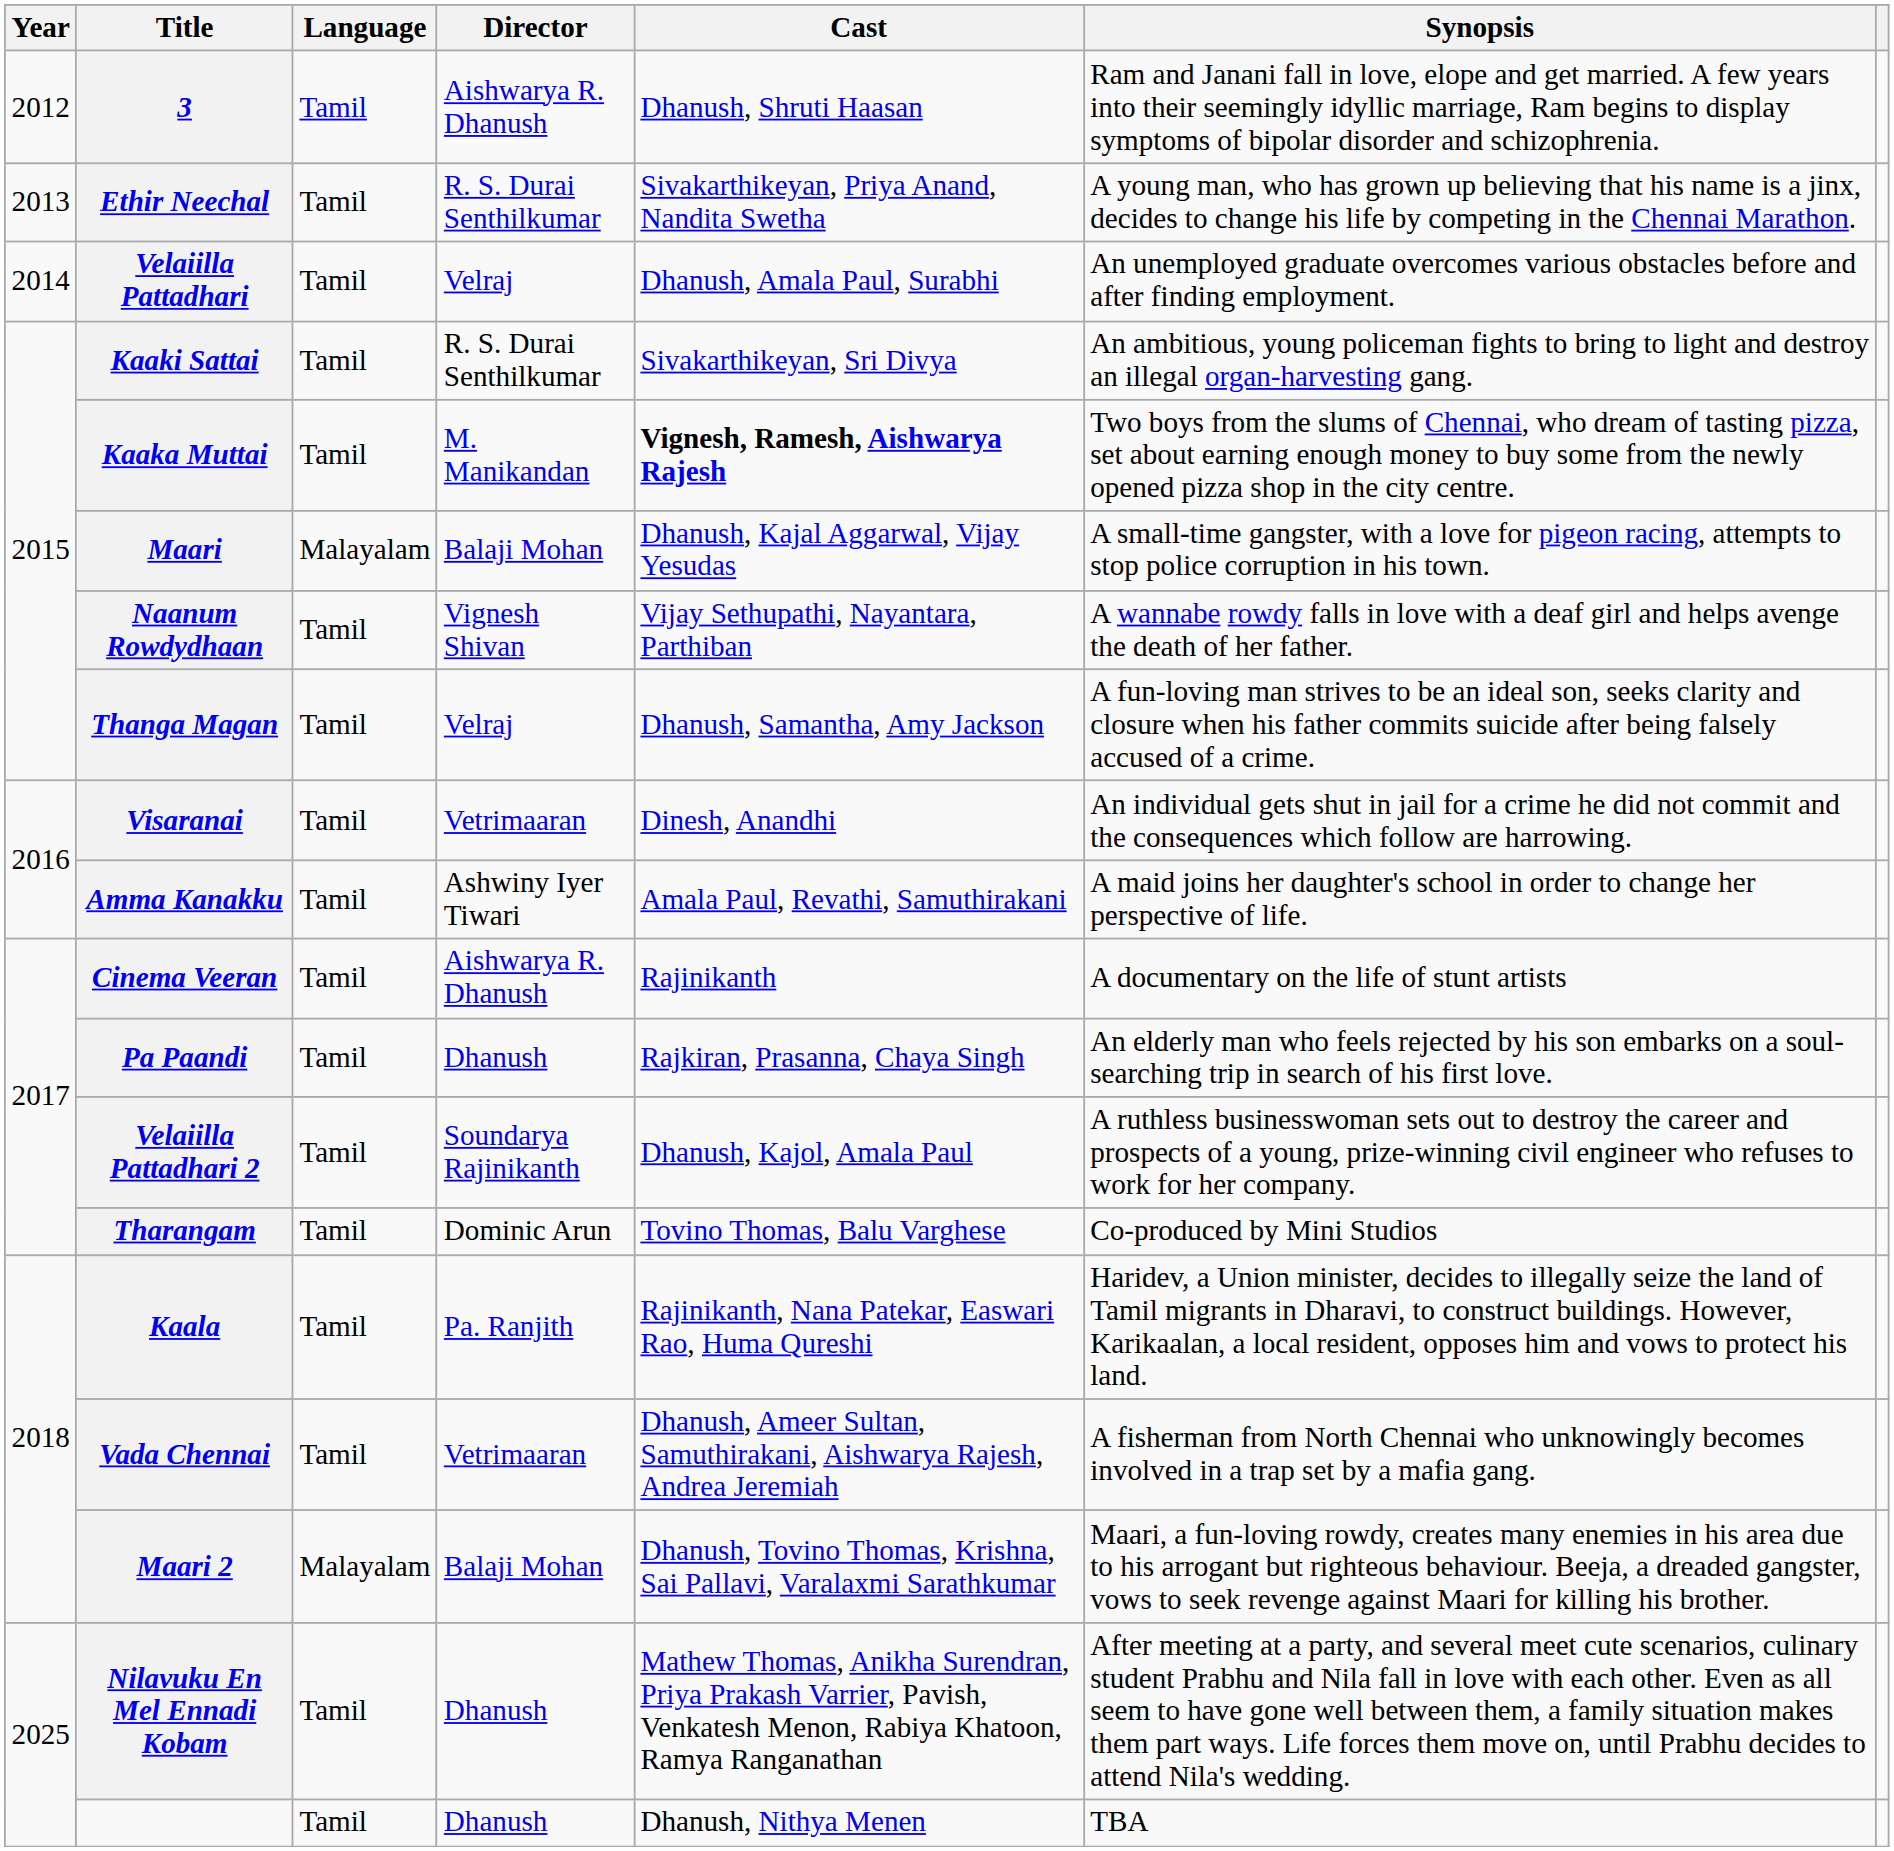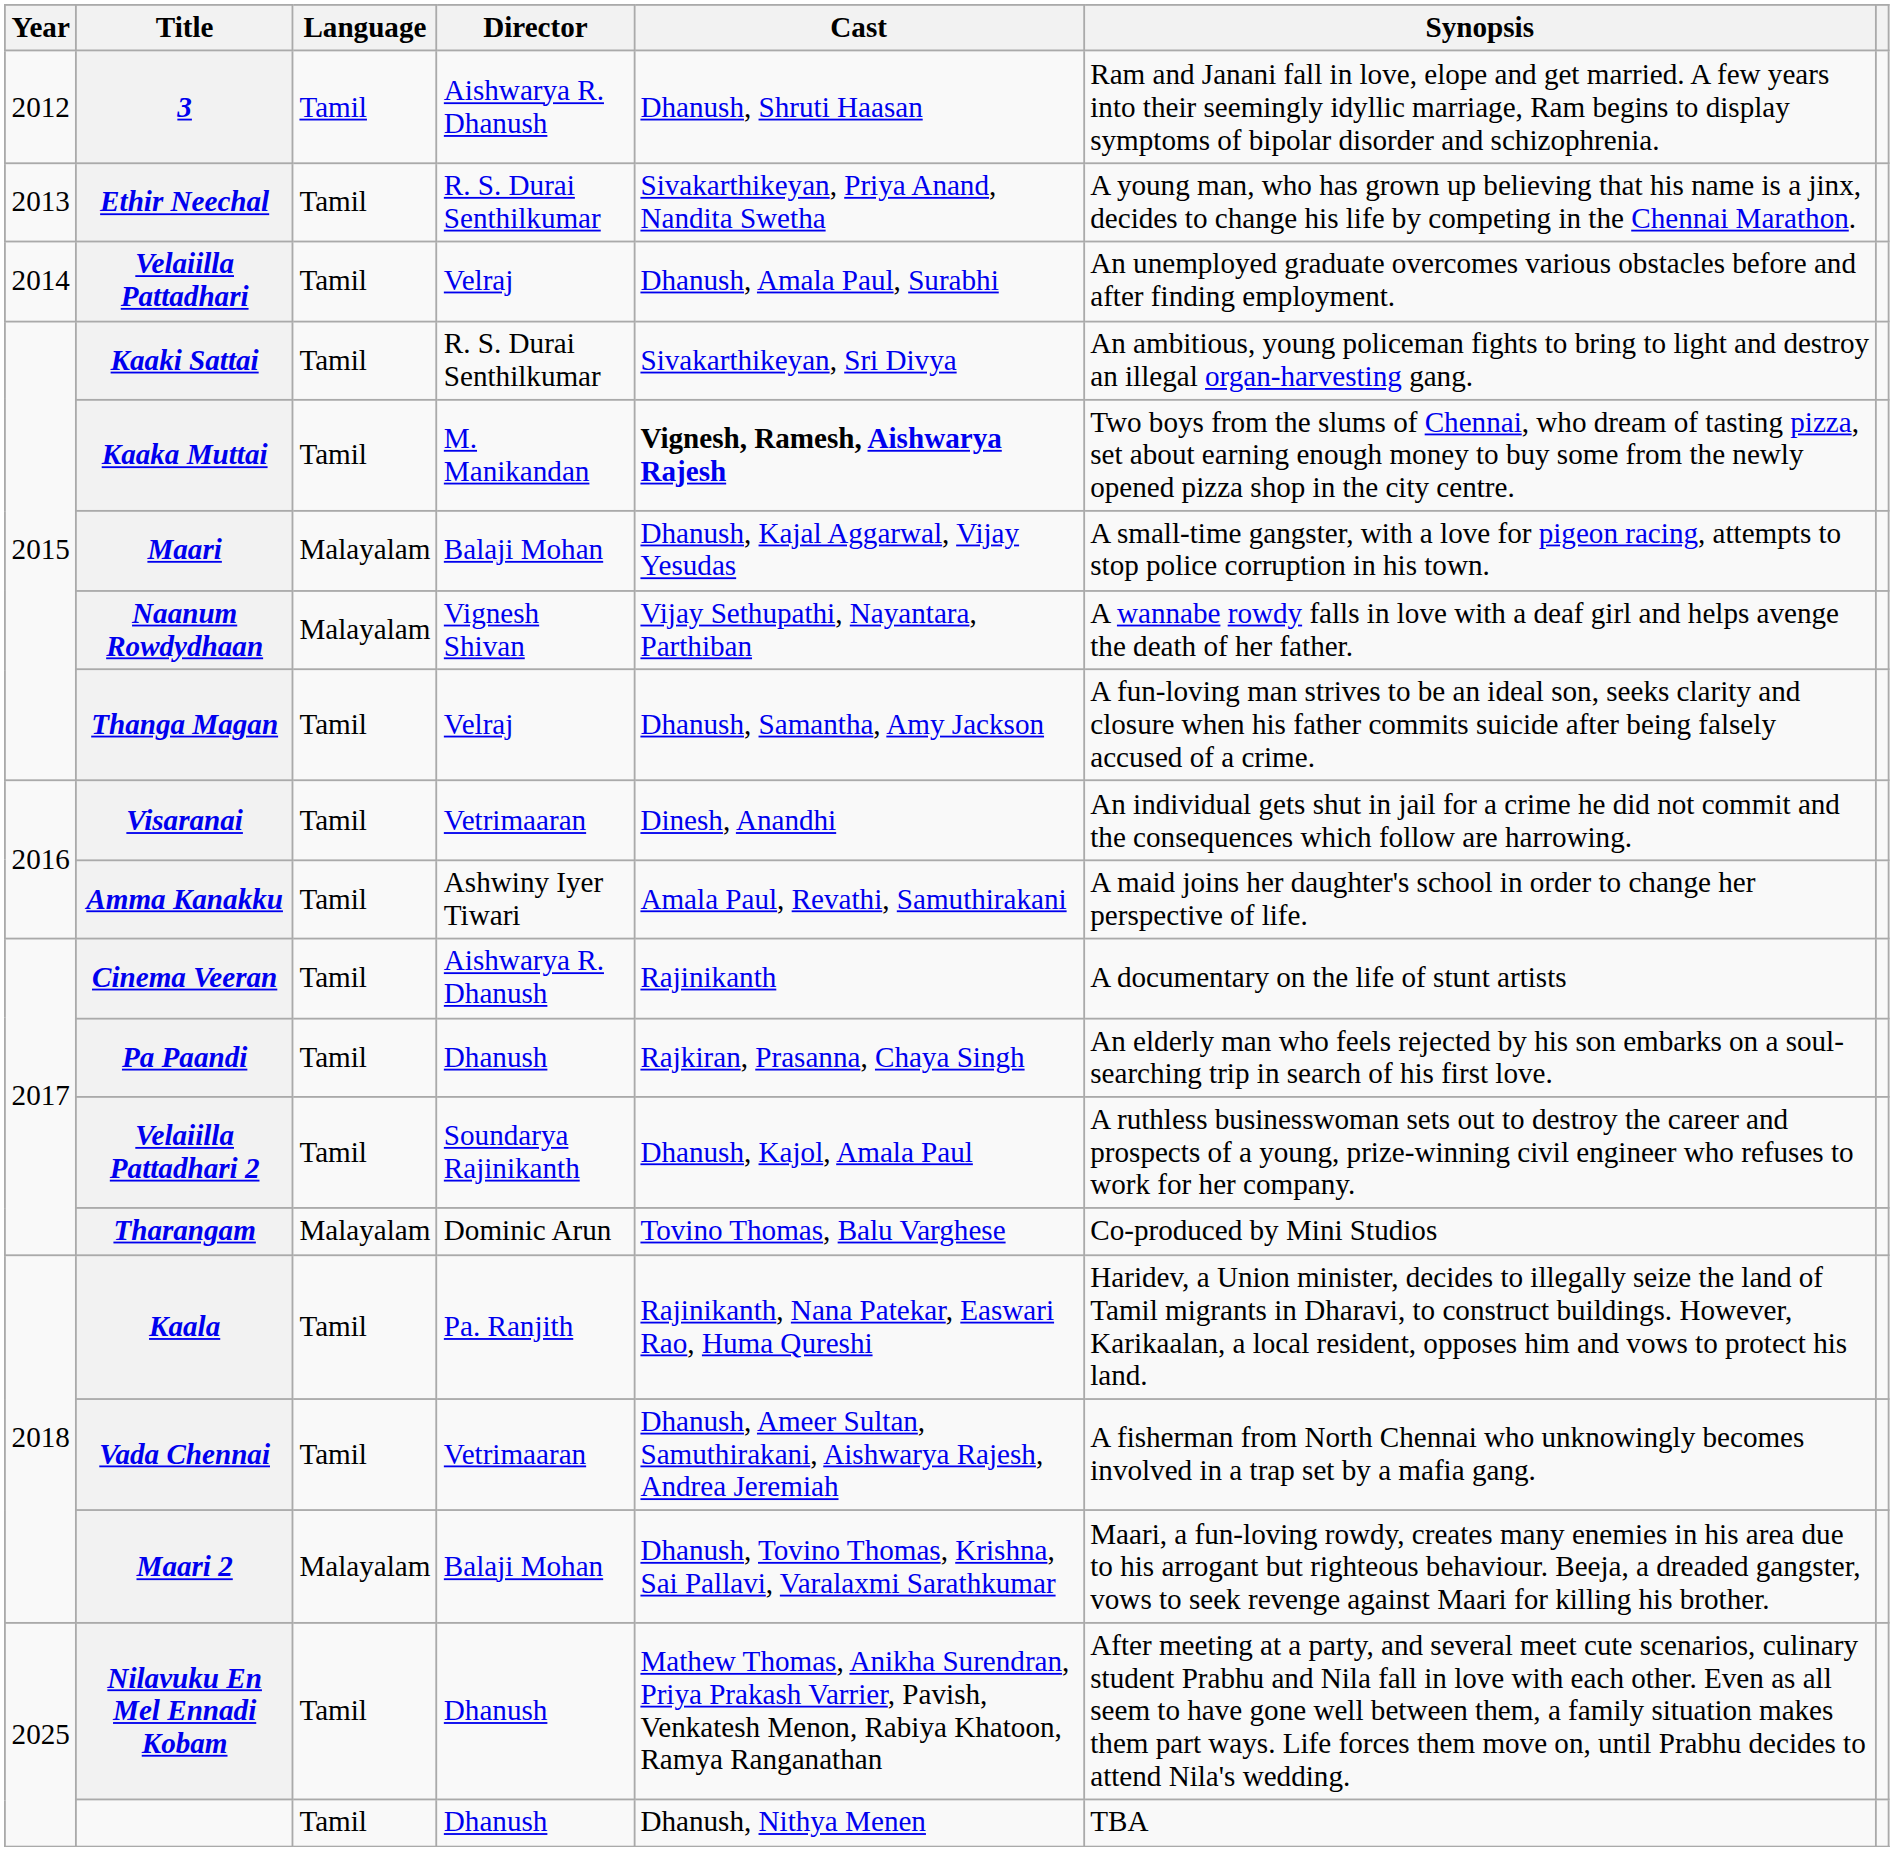(333, 629) Tamil -> (365, 629) Malayalam
(333, 1231) Tamil -> (365, 1231) Malayalam
